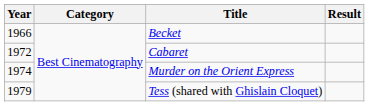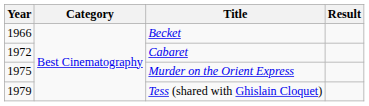(19, 71) 1974 -> (19, 71) 1975
